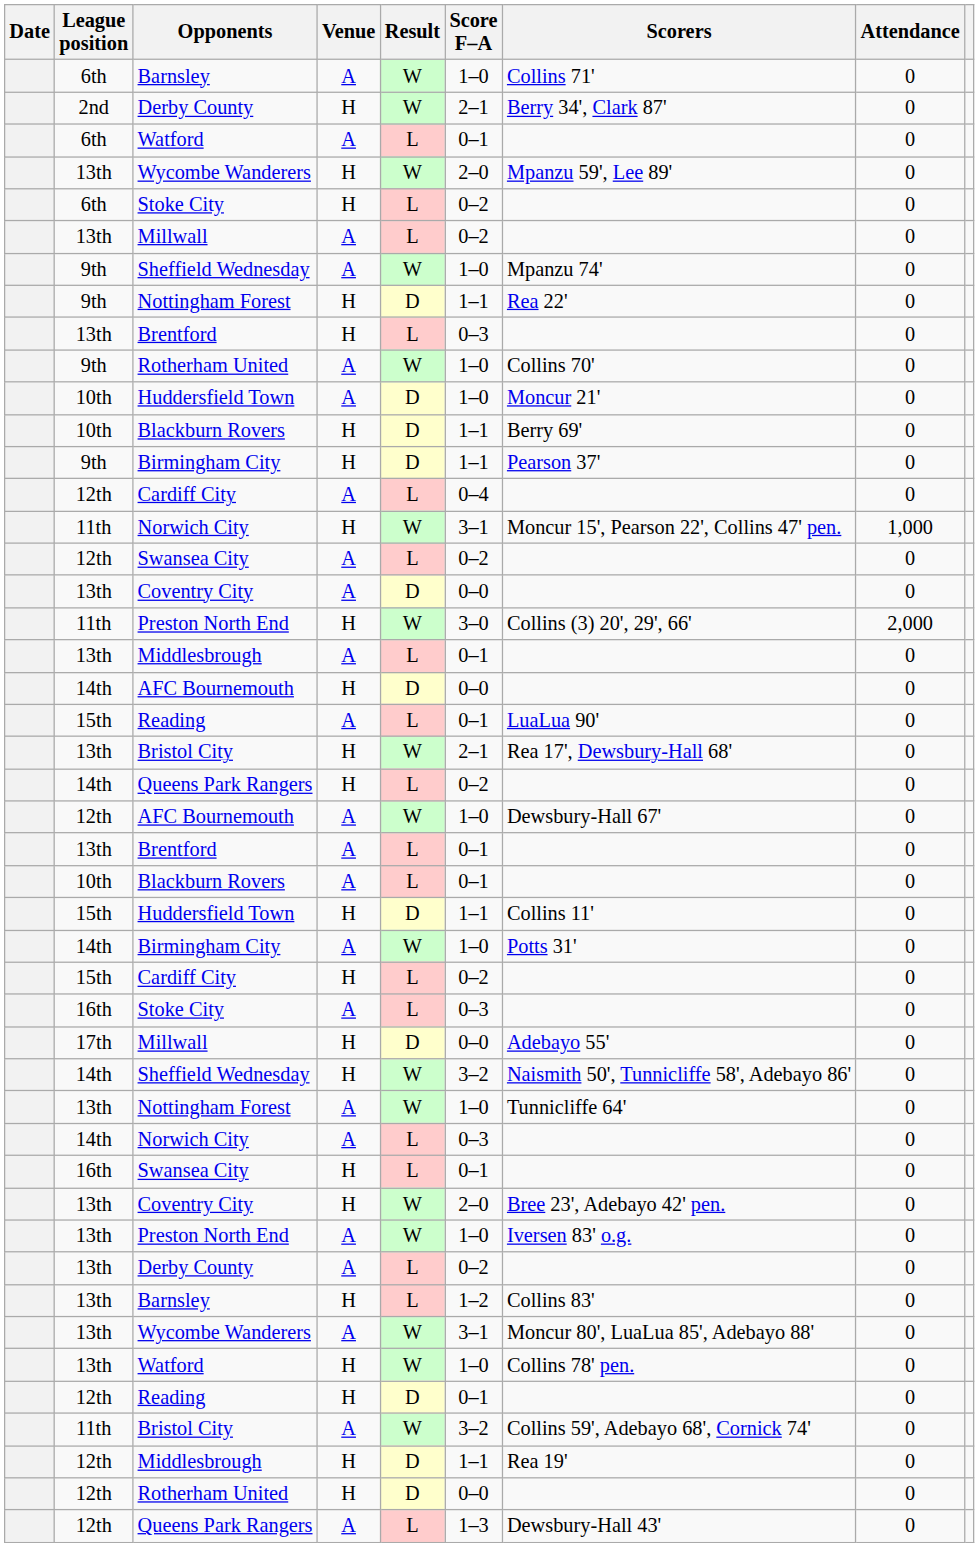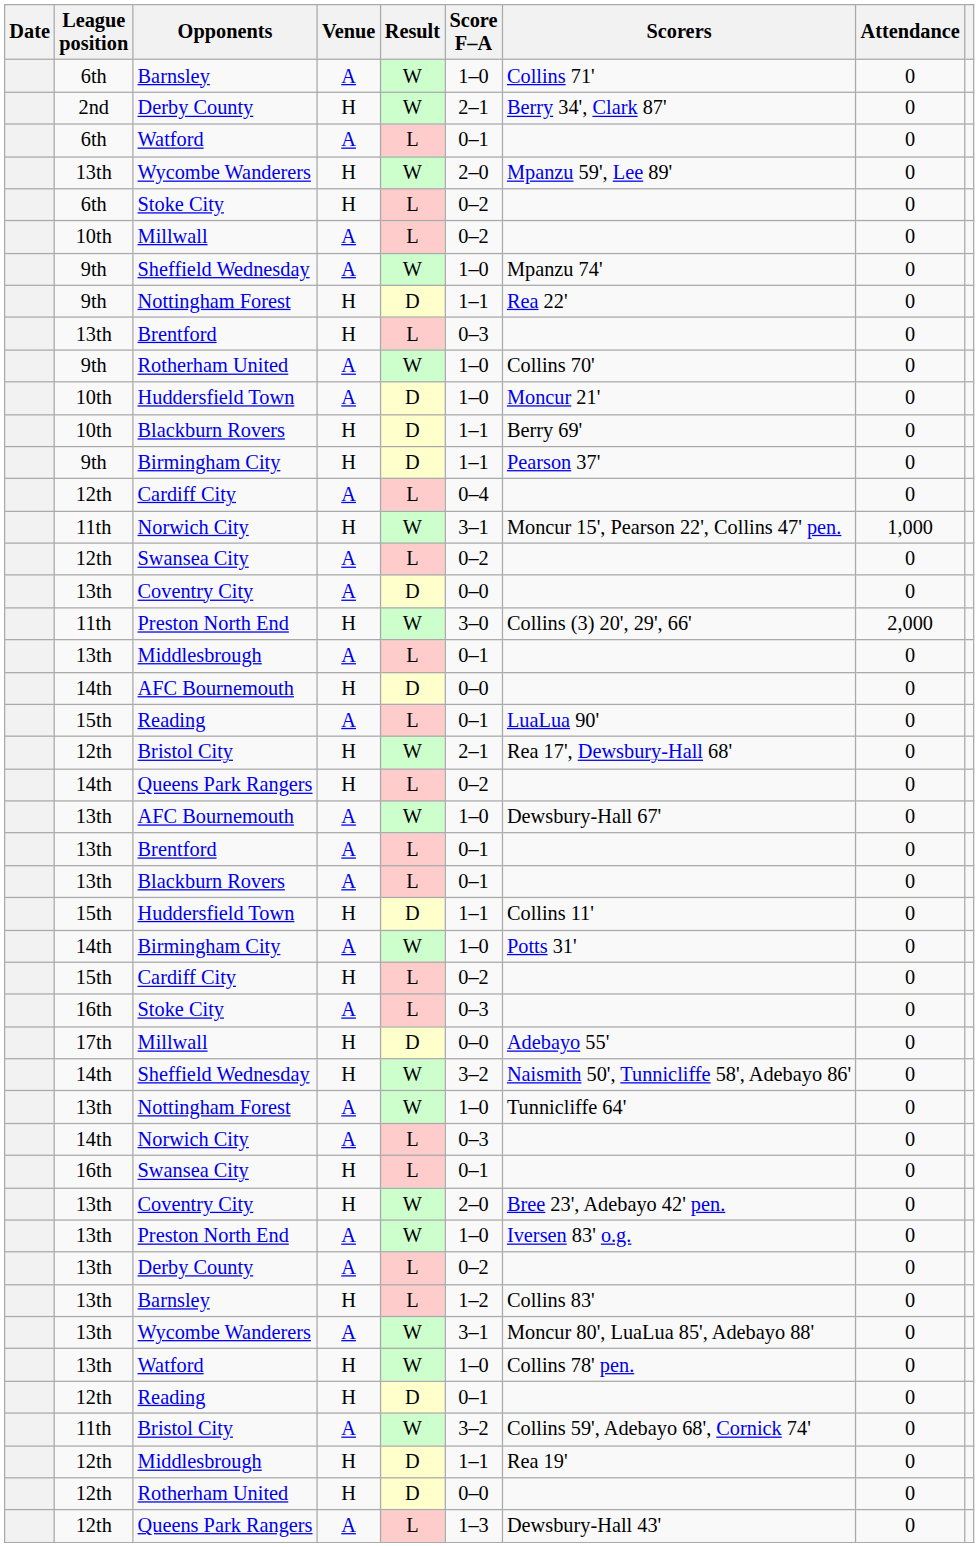(94, 236) 13th -> (94, 236) 10th
(94, 752) 13th -> (94, 752) 12th
(94, 816) 12th -> (94, 816) 13th
(94, 881) 10th -> (94, 881) 13th
